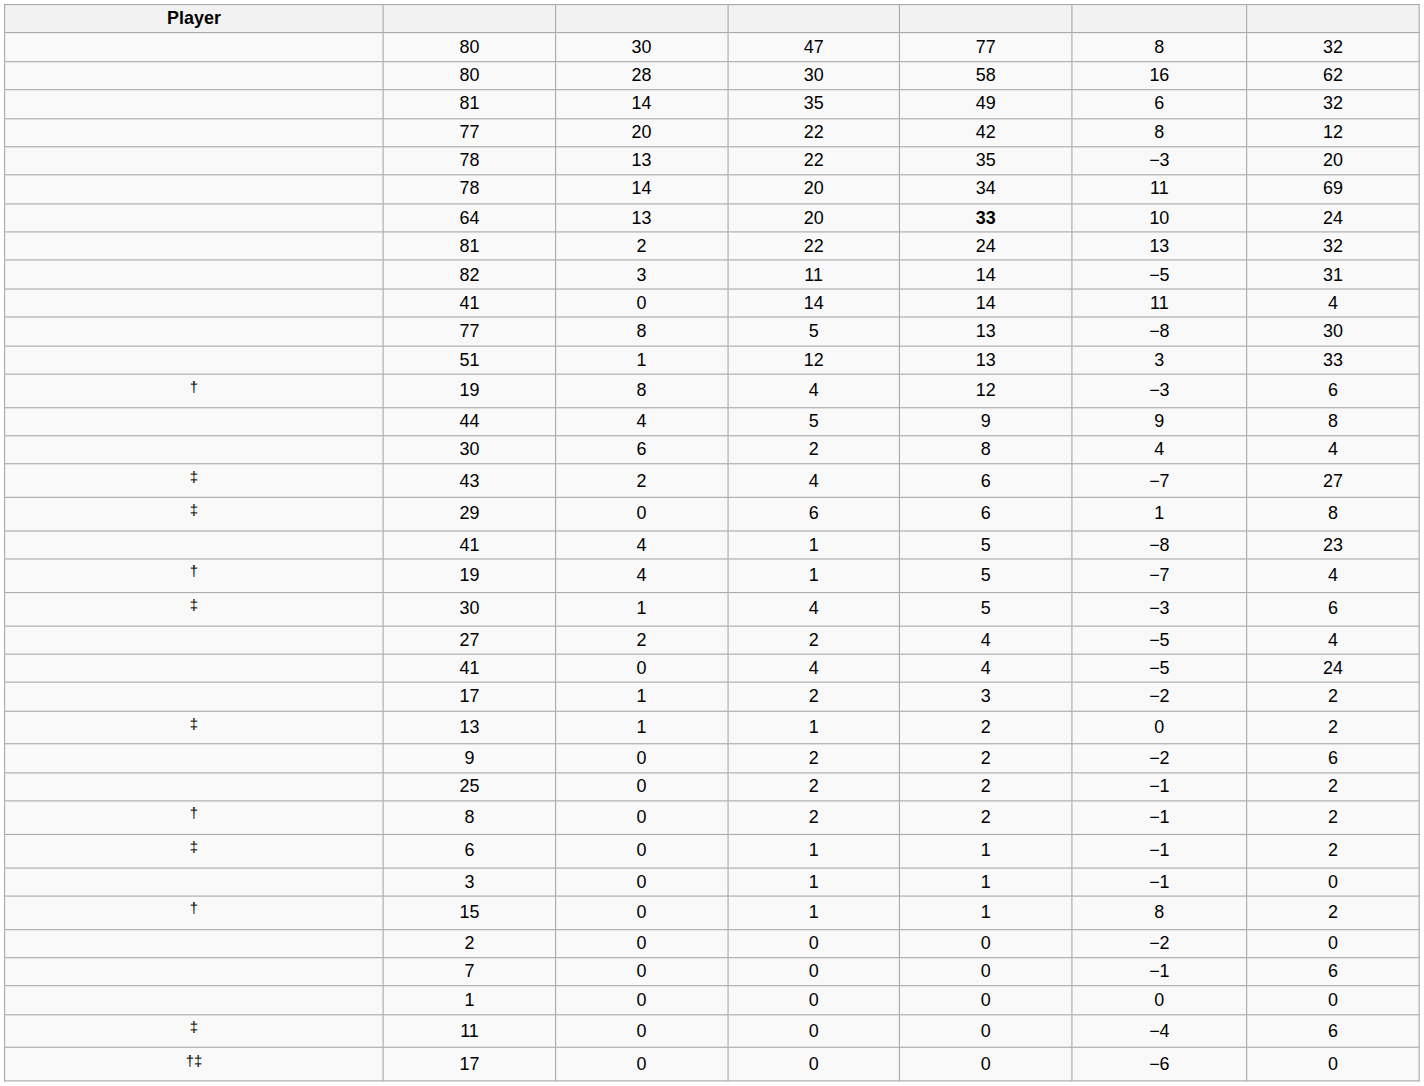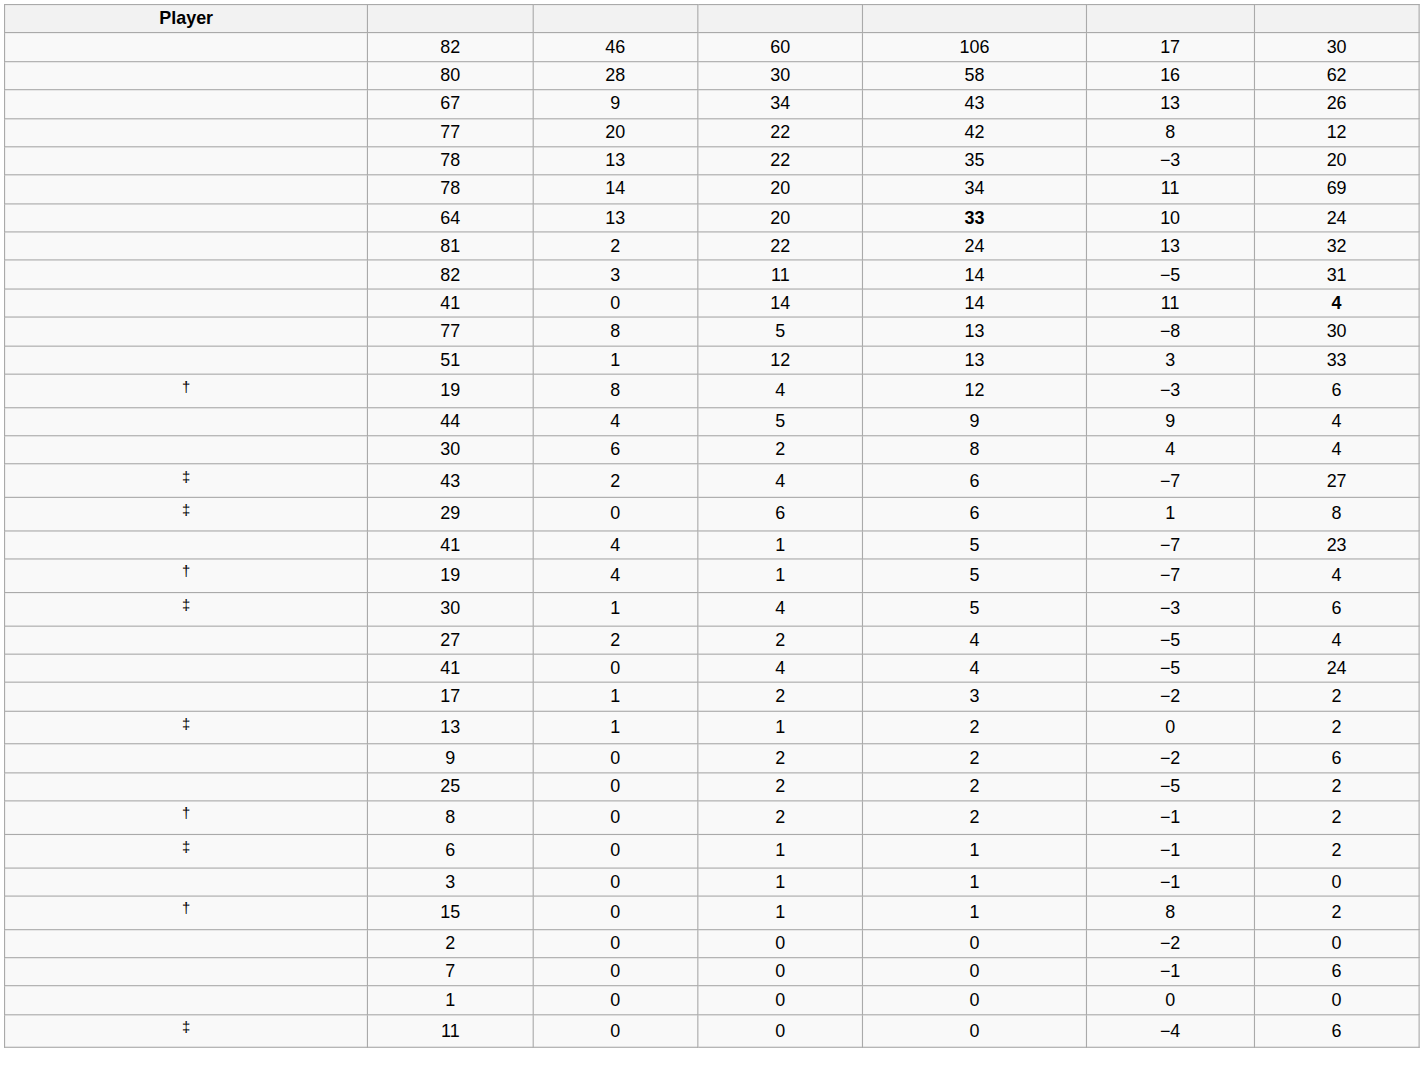+ row: (450, 47)
- row: (469, 47)
- row: (469, 103)
+ row: (450, 103)
(1333, 302) normal -> (1337, 302) bold
(1333, 421) 8 -> (1337, 421) 4
(1159, 544) −8 -> (1170, 544) −7
(1159, 786) −1 -> (1170, 786) −5
- row: (469, 1064)
